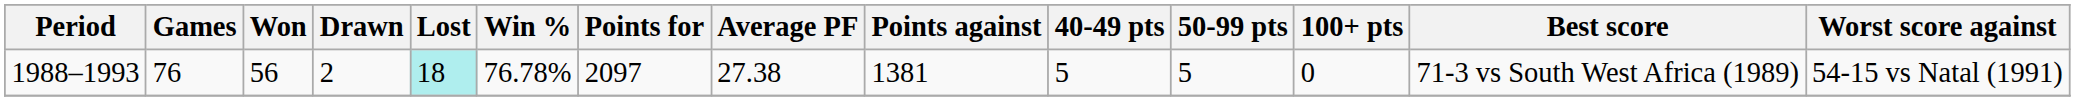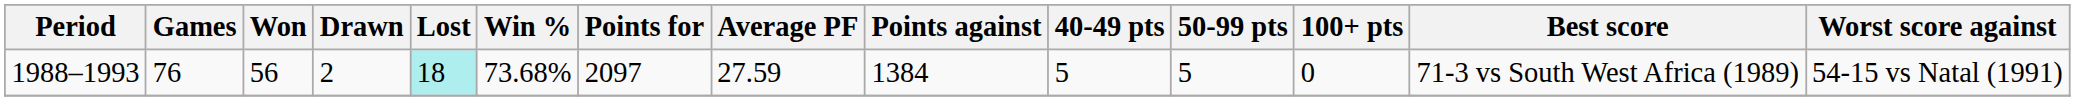(528, 72) 76.78% -> (528, 72) 73.68%
(749, 72) 27.38 -> (749, 72) 27.59
(900, 72) 1381 -> (900, 72) 1384
